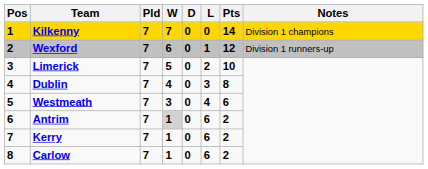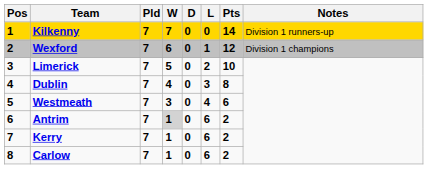(290, 31) Division 1 champions -> (290, 31) Division 1 runners-up
(290, 49) Division 1 runners-up -> (290, 49) Division 1 champions
